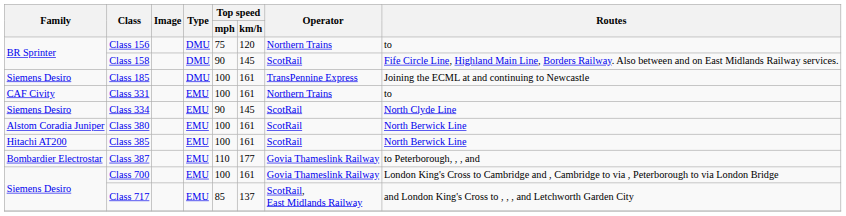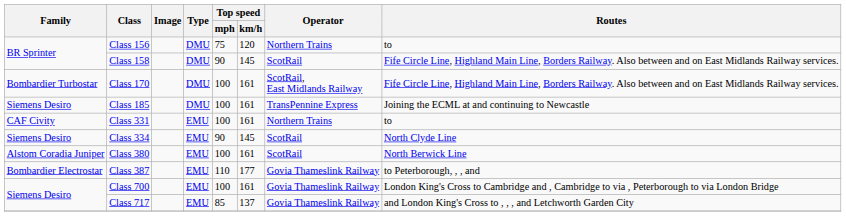+ row: (129, 83)
- row: (129, 142)
(315, 197) ScotRail, East Midlands Railway -> (323, 202) Govia Thameslink Railway
